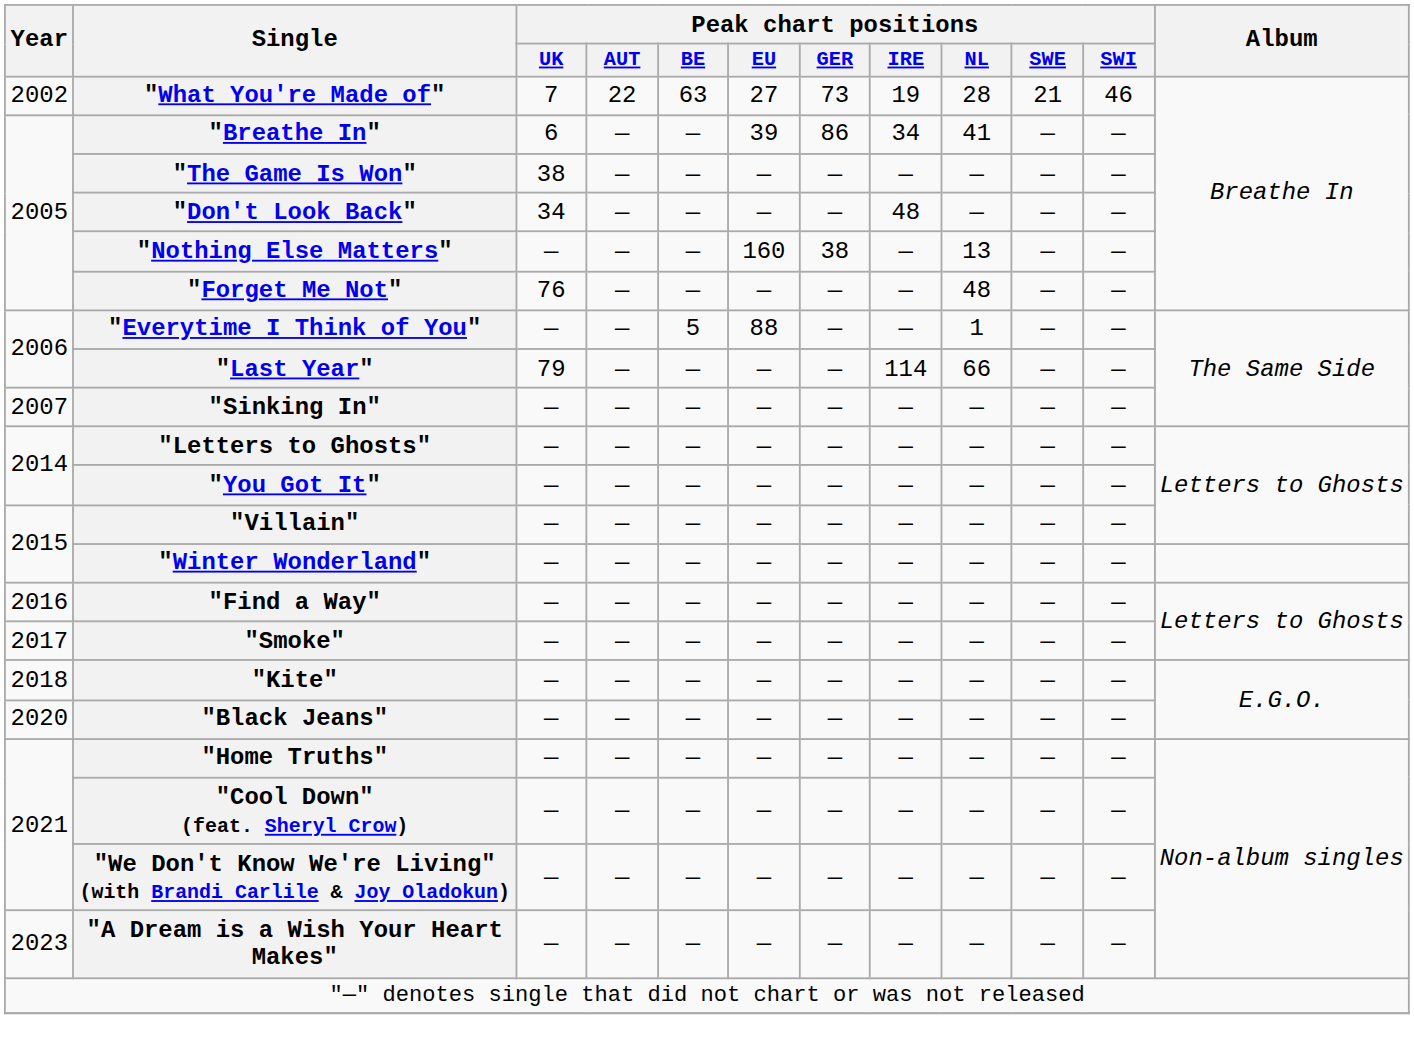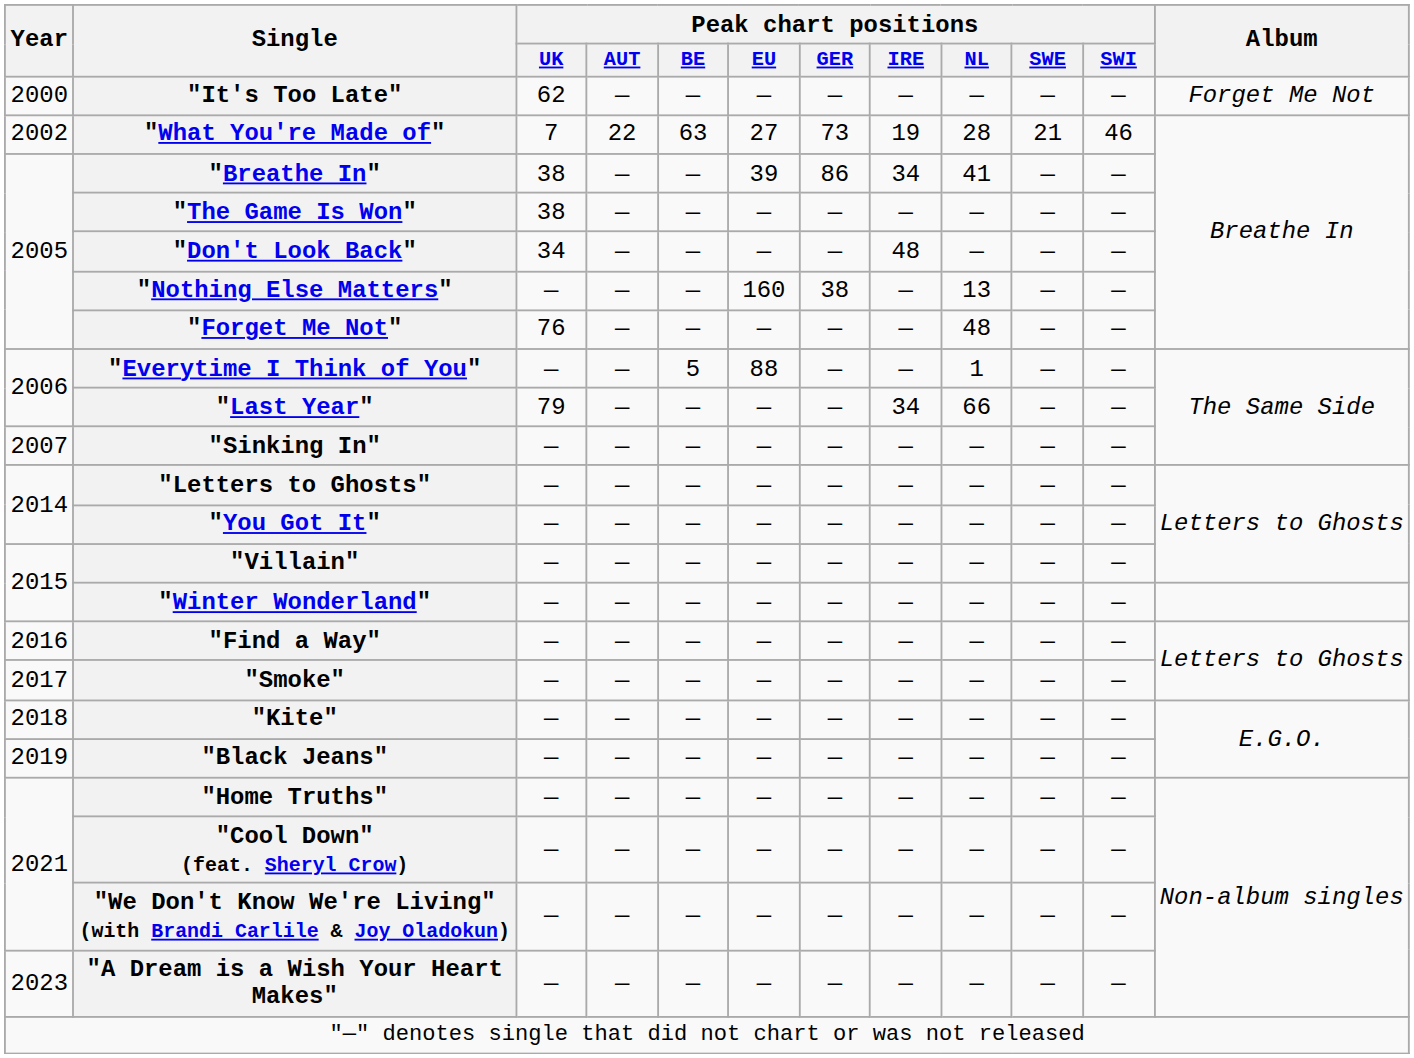+ row: (295, 95)
(551, 134) 6 -> (551, 173) 38
(906, 368) 114 -> (906, 407) 34
(39, 719) 2020 -> (39, 758) 2019
